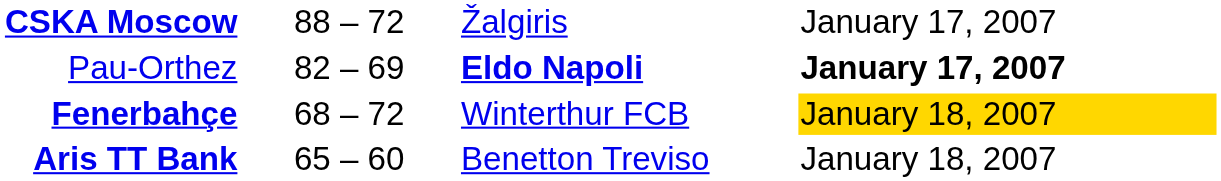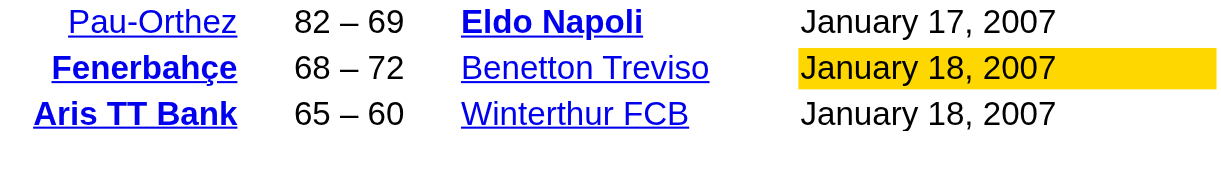- row: (121, 22)
(933, 68) bold -> (928, 22) normal
(575, 113) Winterthur FCB -> (585, 68) Benetton Treviso
(585, 159) Benetton Treviso -> (575, 113) Winterthur FCB
